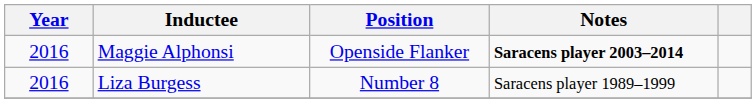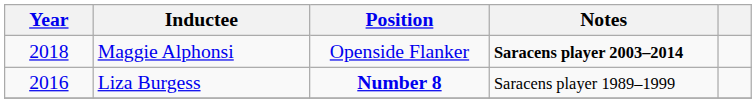(49, 51) 2016 -> (49, 51) 2018
(399, 82) normal -> (399, 82) bold
